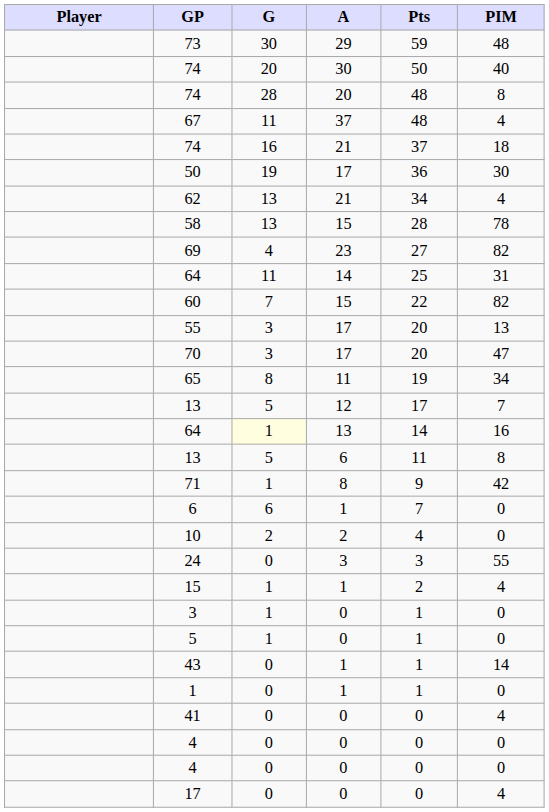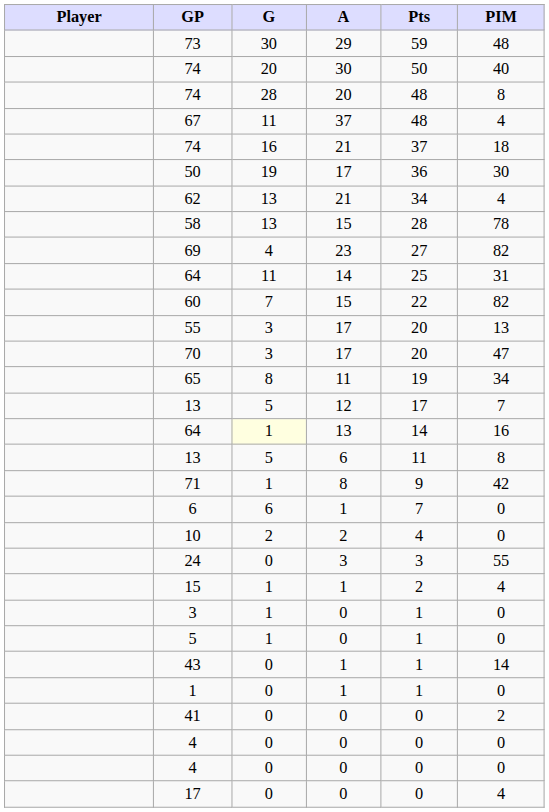(501, 716) 4 -> (501, 716) 2
